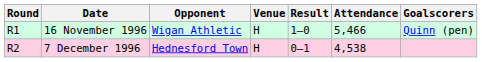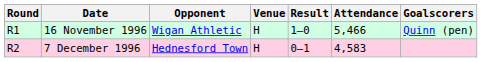(350, 48) 4,538 -> (350, 48) 4,583
